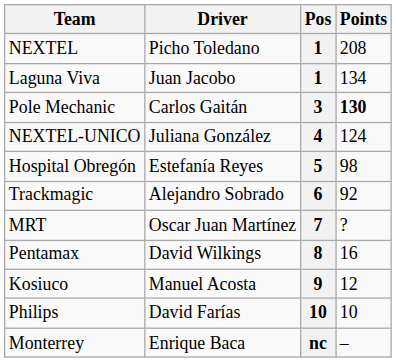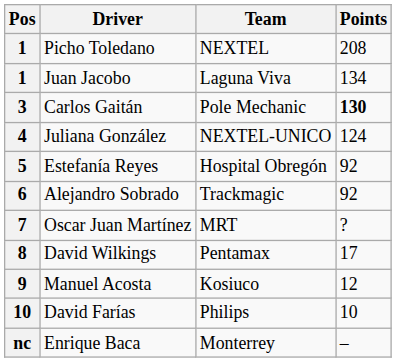columns swapped: (318, 18) <-> (75, 18)
(349, 165) 98 -> (349, 165) 92
(349, 253) 16 -> (349, 253) 17
